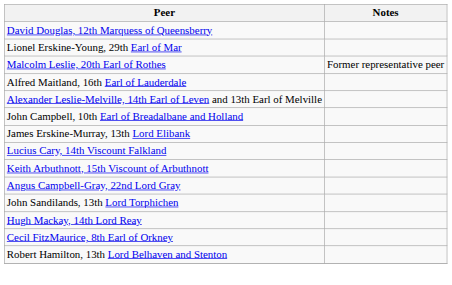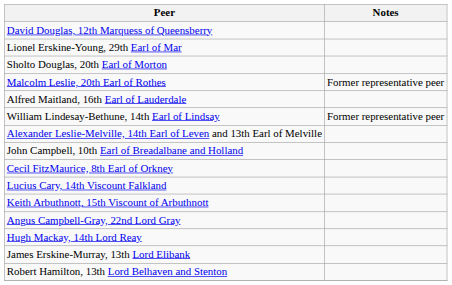+ row: (87, 64)
+ row: (113, 116)
rows swapped: (90, 237) <-> (99, 133)
- row: (93, 202)
